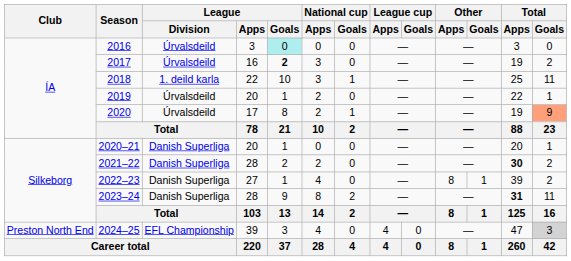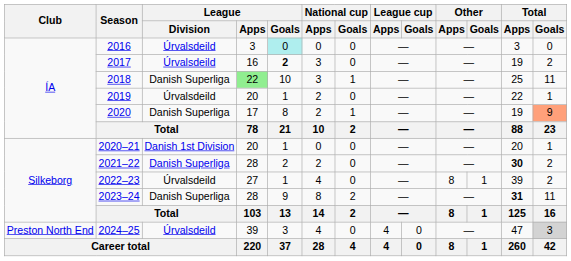(189, 79) 1. deild karla -> (189, 79) Danish Superliga
(252, 79) no background -> (252, 79) lightgreen background
(189, 113) Úrvalsdeild -> (189, 113) Danish Superliga
(189, 146) Danish Superliga -> (189, 146) Danish 1st Division
(189, 180) Danish Superliga -> (189, 180) Úrvalsdeild
(189, 230) EFL Championship -> (189, 230) Úrvalsdeild
